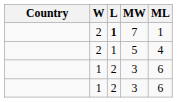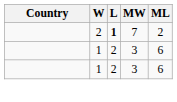(160, 32) 1 -> (160, 32) 2
- row: (99, 50)
